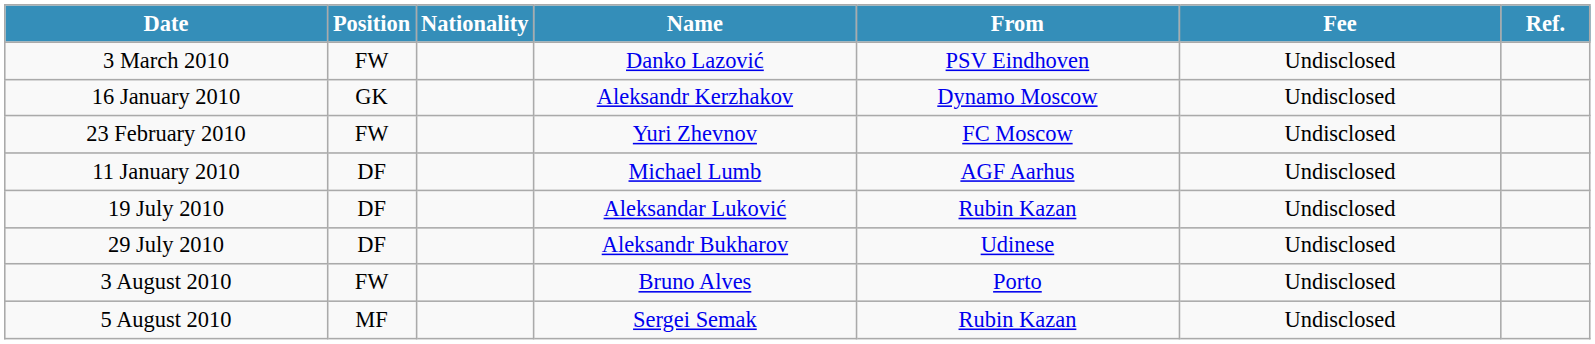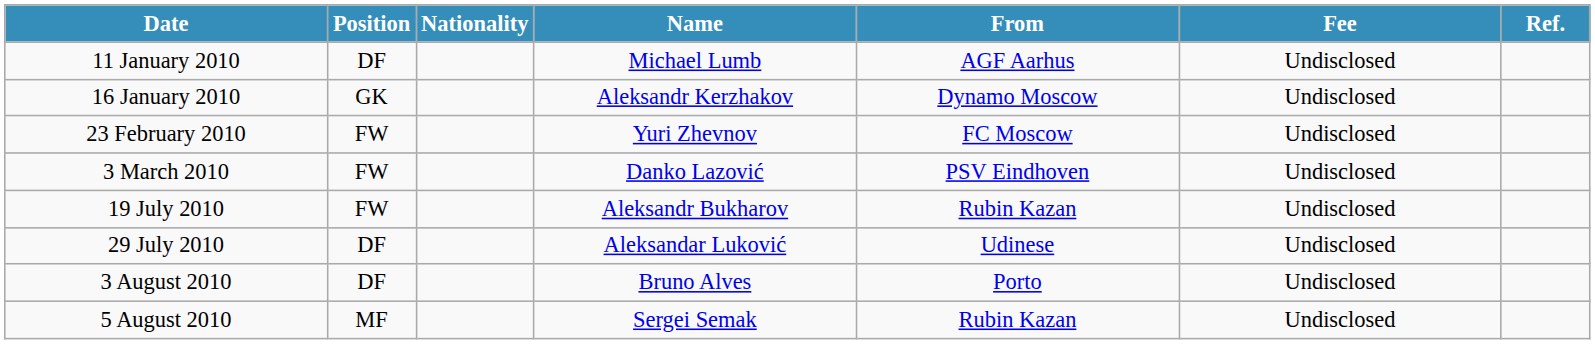rows swapped: (166, 171) <-> (166, 60)
(372, 208) DF -> (372, 208) FW
(695, 208) Aleksandar Luković -> (695, 208) Aleksandr Bukharov
(695, 245) Aleksandr Bukharov -> (695, 245) Aleksandar Luković
(372, 282) FW -> (372, 282) DF
